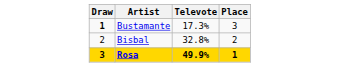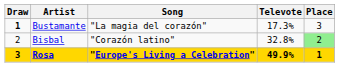+ column: (172, 12)
(235, 40) no background -> (319, 40) lightgreen background
